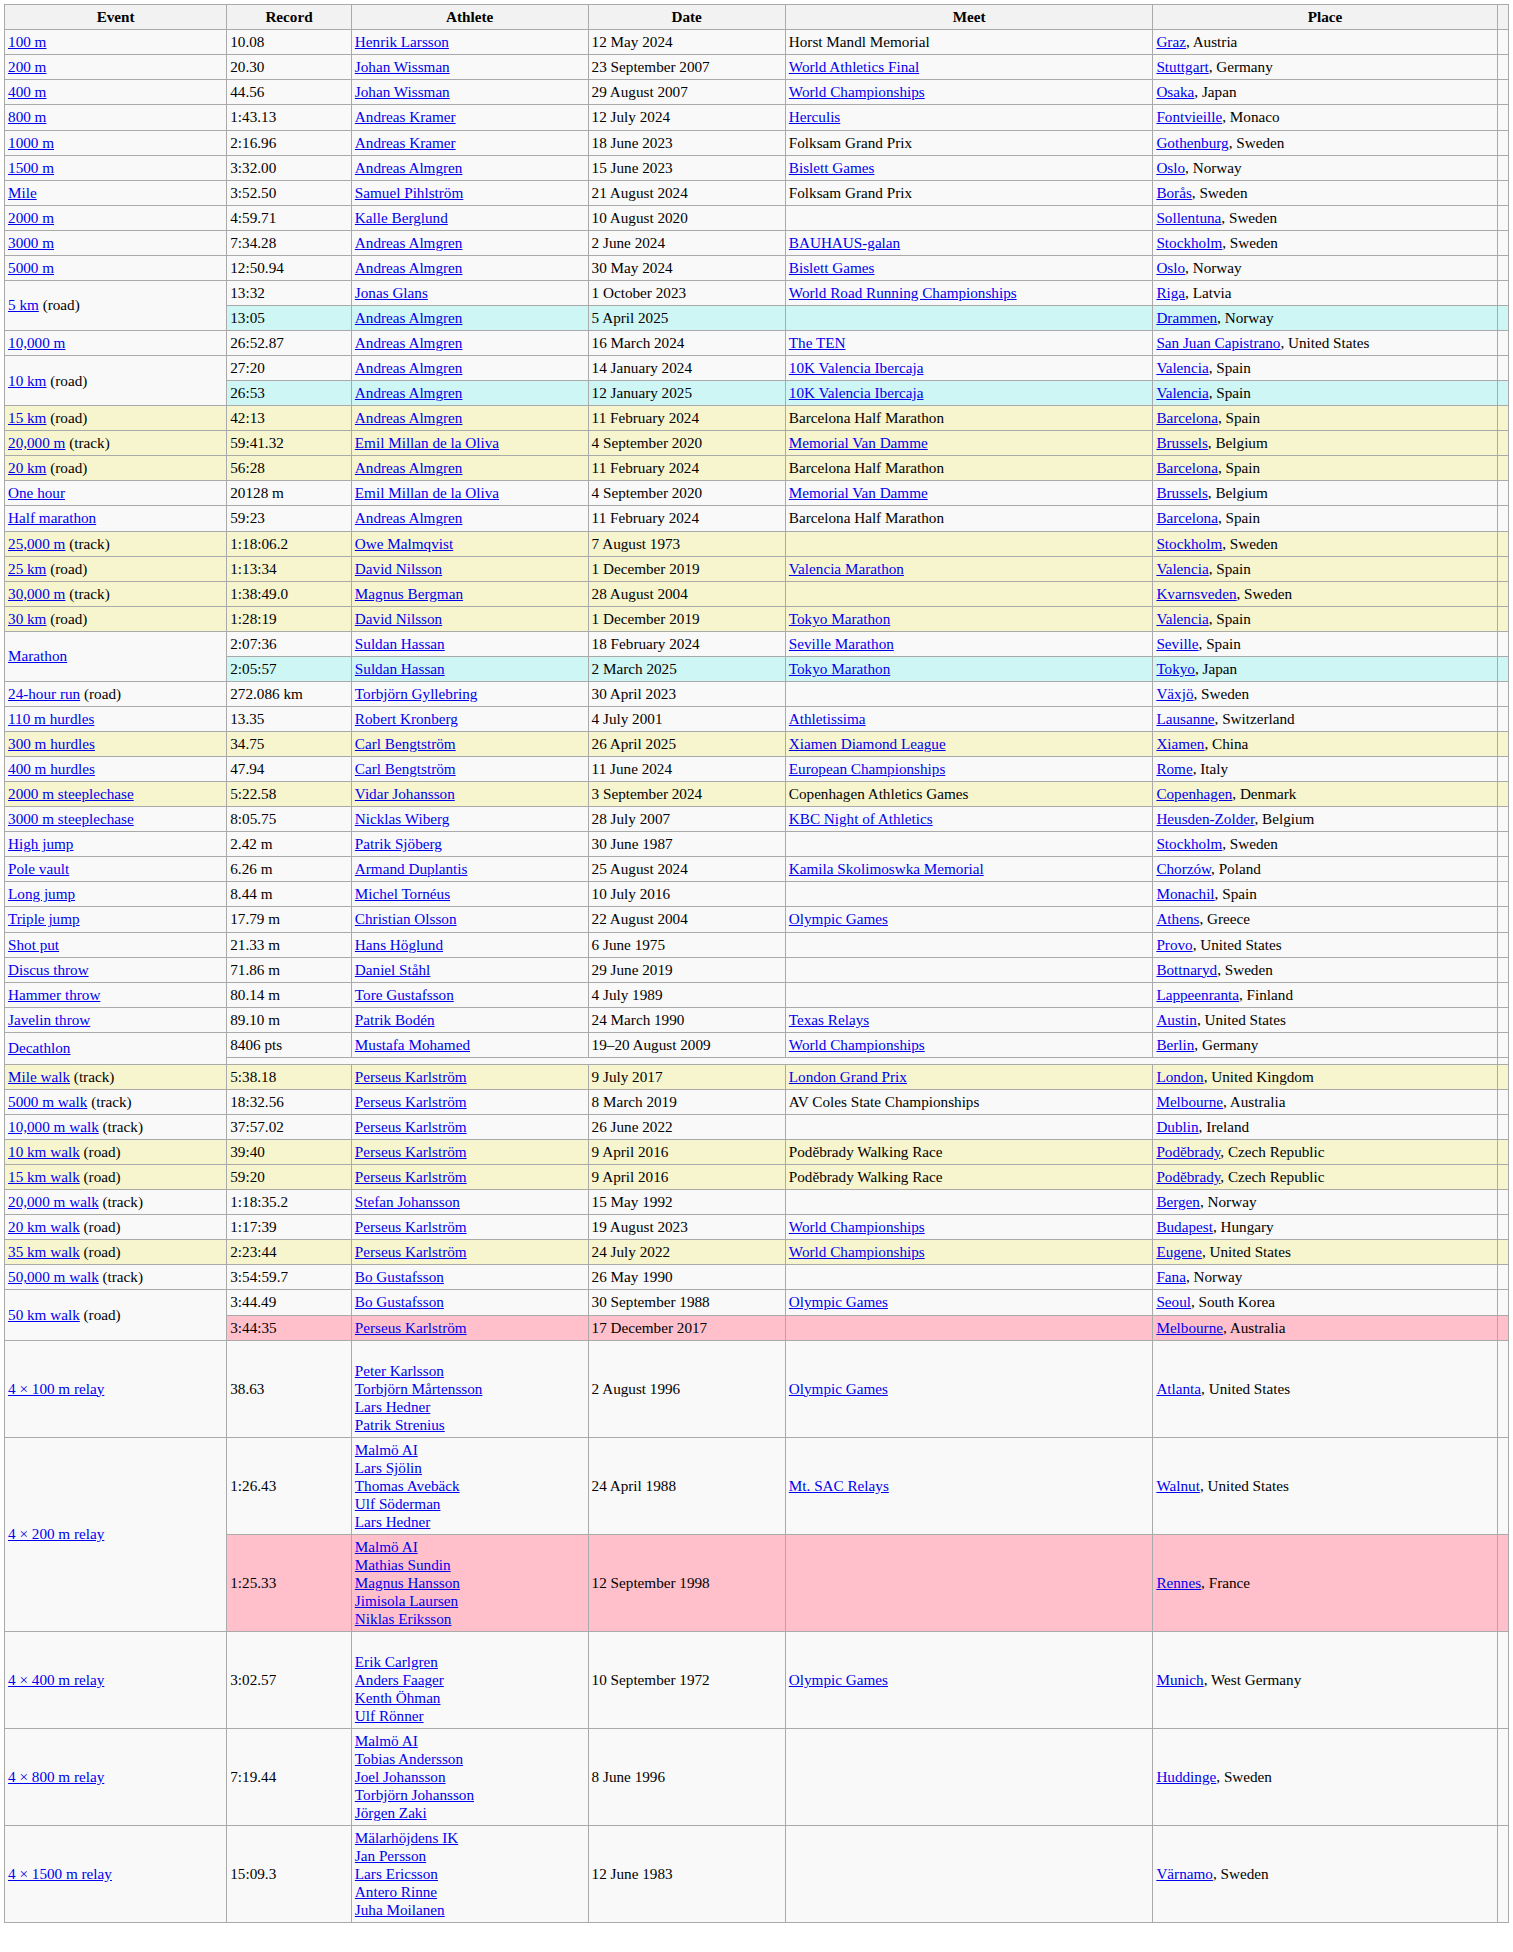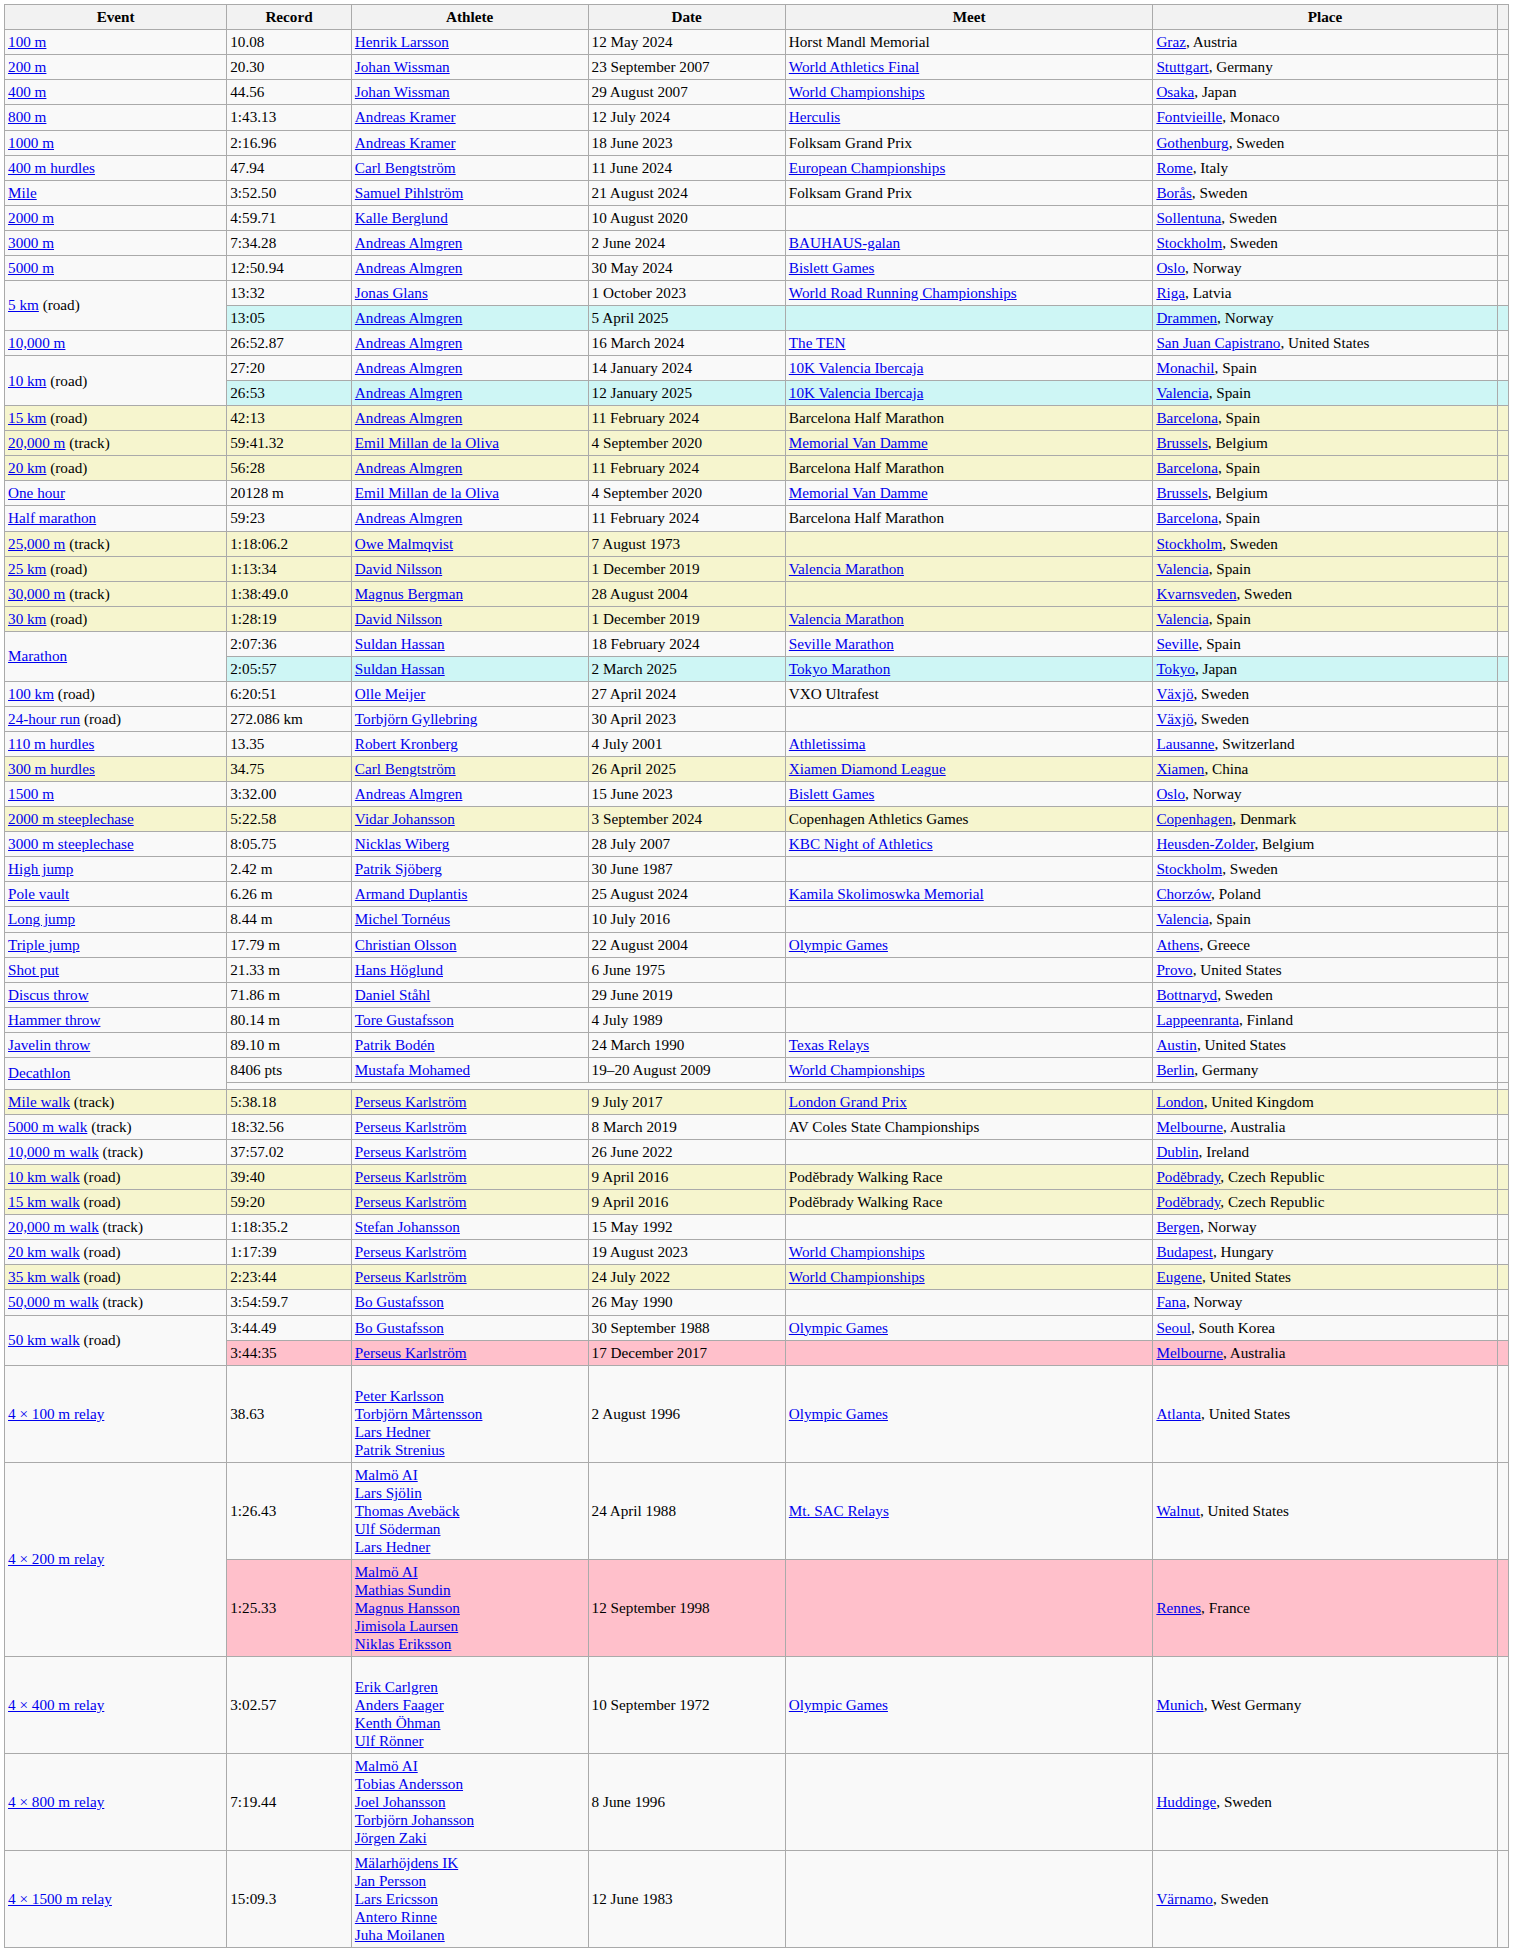rows swapped: (31, 167) <-> (51, 769)
(1204, 368) Valencia, Spain -> (1207, 368) Monachil, Spain
(840, 618) Tokyo Marathon -> (846, 618) Valencia Marathon
+ row: (51, 693)
(1207, 894) Monachil, Spain -> (1204, 919) Valencia, Spain
